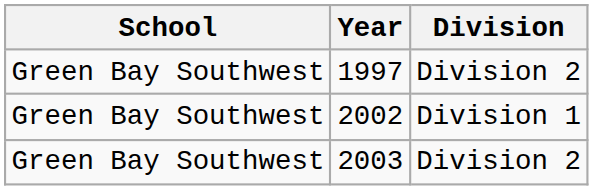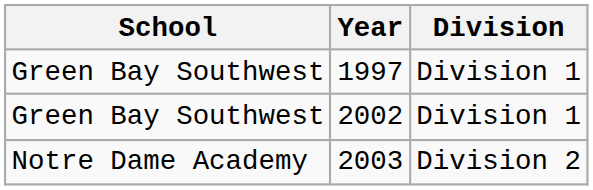(499, 72) Division 2 -> (499, 72) Division 1
(168, 162) Green Bay Southwest -> (160, 162) Notre Dame Academy
